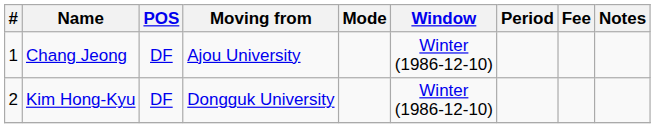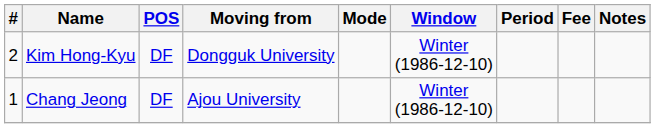rows swapped: (77, 55) <-> (81, 100)
